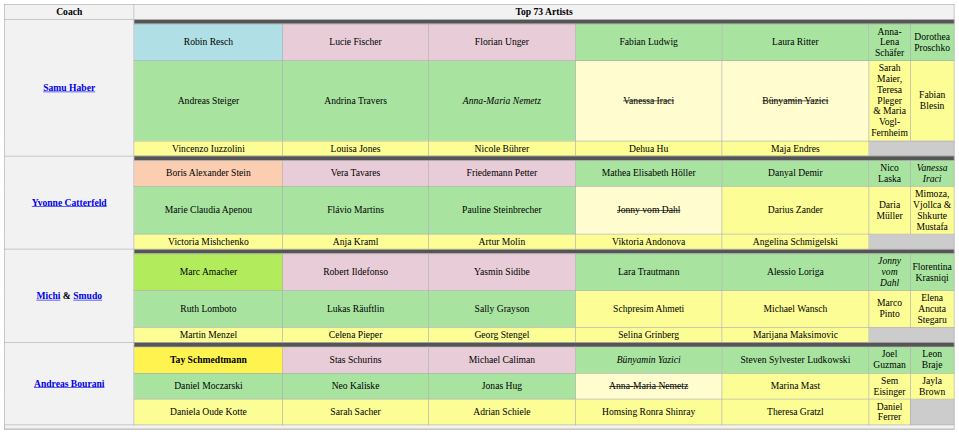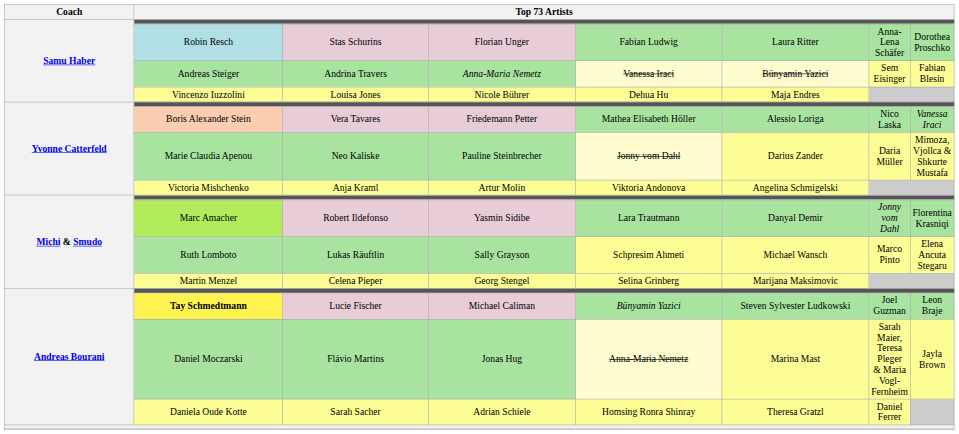(356, 42) Lucie Fischer -> (356, 42) Stas Schurins
(890, 100) Sarah Maier, Teresa Pleger & Maria Vogl-Fernheim -> (890, 73) Sem Eisinger
(795, 173) Danyal Demir -> (795, 119) Alessio Loriga
(356, 210) Flávio Martins -> (356, 156) Neo Kaliske
(795, 272) Alessio Loriga -> (795, 218) Danyal Demir
(356, 360) Stas Schurins -> (356, 306) Lucie Fischer
(356, 386) Neo Kaliske -> (356, 359) Flávio Martins
(890, 386) Sem Eisinger -> (890, 359) Sarah Maier, Teresa Pleger & Maria Vogl-Fernheim
